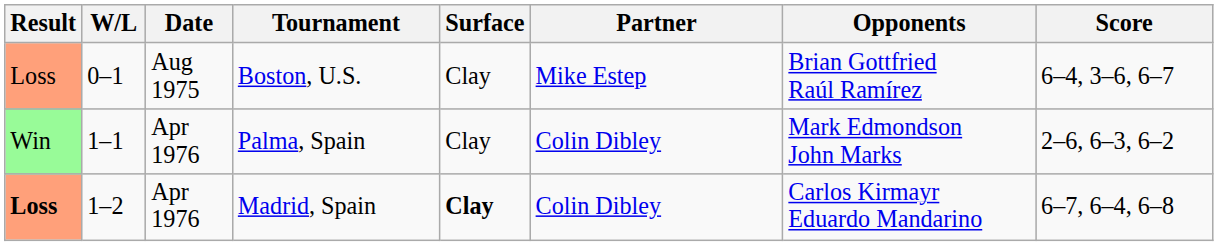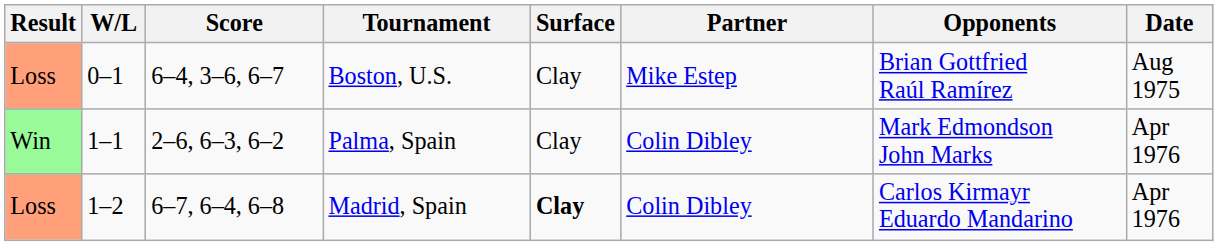columns swapped: (189, 23) <-> (1124, 23)
(34, 206) bold -> (33, 206) normal
